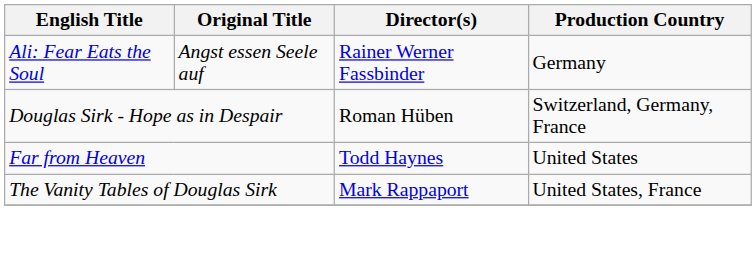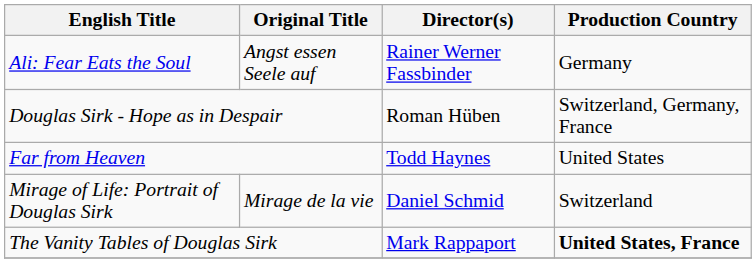+ row: (114, 200)
(617, 189) normal -> (649, 242) bold
